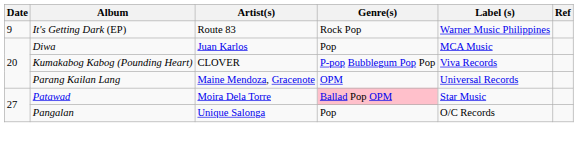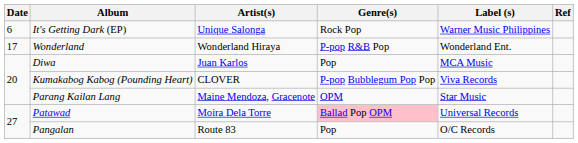(9, 29) 9 -> (9, 29) 6
(217, 29) Route 83 -> (231, 29) Unique Salonga
+ row: (58, 46)
(479, 79) Universal Records -> (463, 96) Star Music
(463, 96) Star Music -> (479, 113) Universal Records
(231, 113) Unique Salonga -> (217, 130) Route 83
